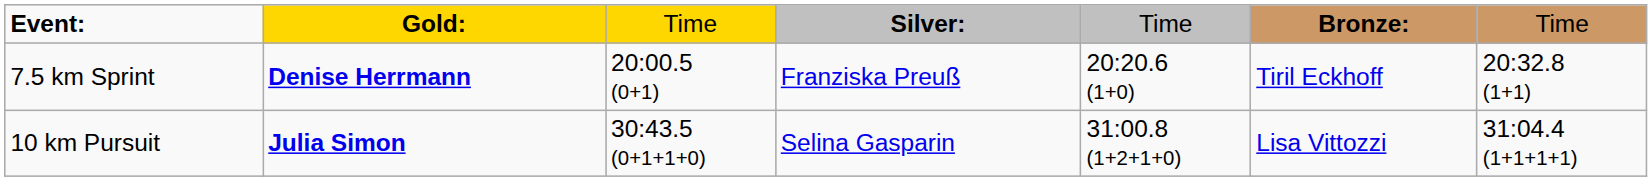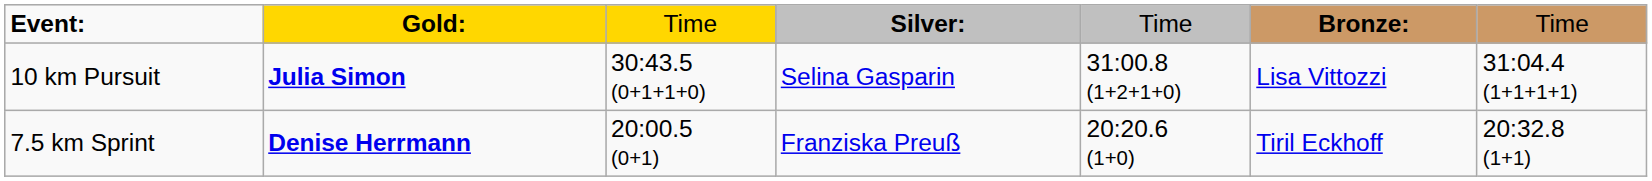rows swapped: (83, 76) <-> (85, 142)
